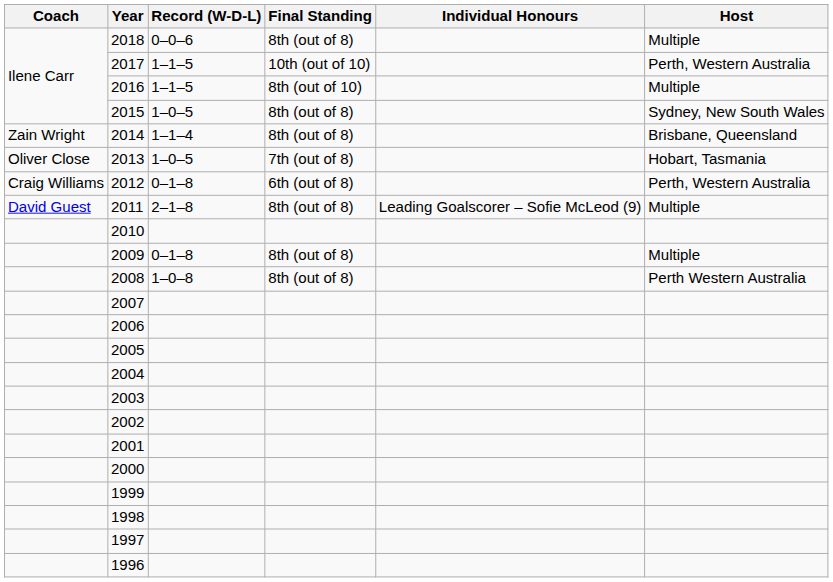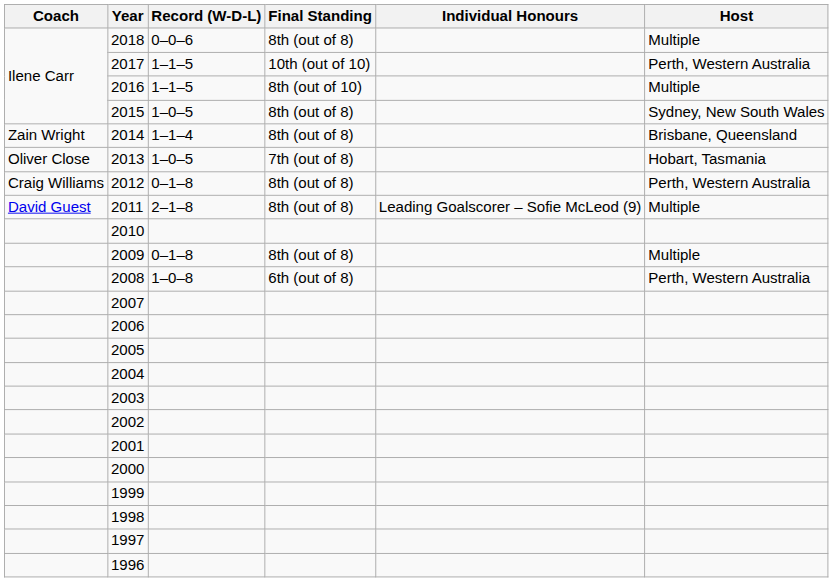(311, 183) 6th (out of 8) -> (311, 183) 8th (out of 8)
(311, 278) 8th (out of 8) -> (311, 278) 6th (out of 8)
(727, 278) Perth Western Australia -> (729, 278) Perth, Western Australia
